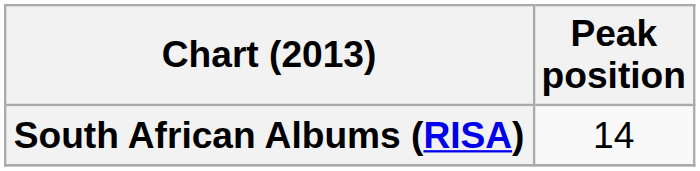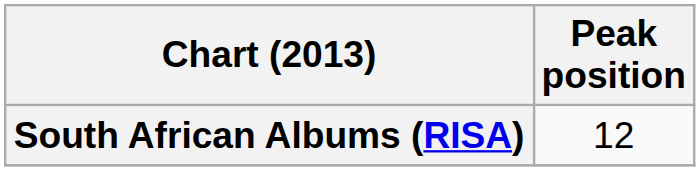(614, 134) 14 -> (614, 134) 12
